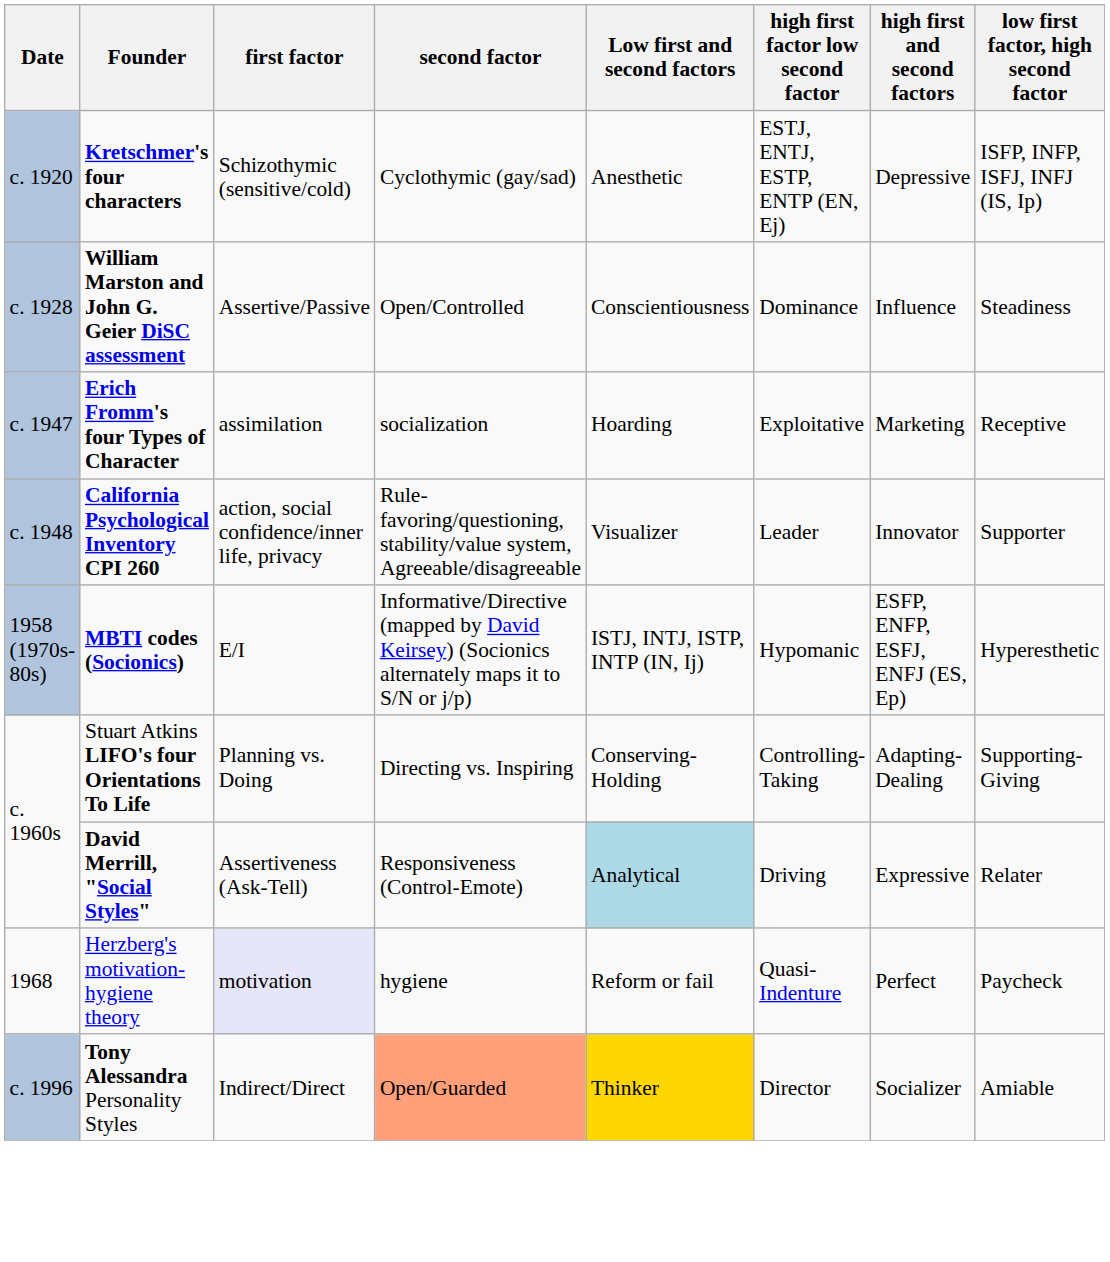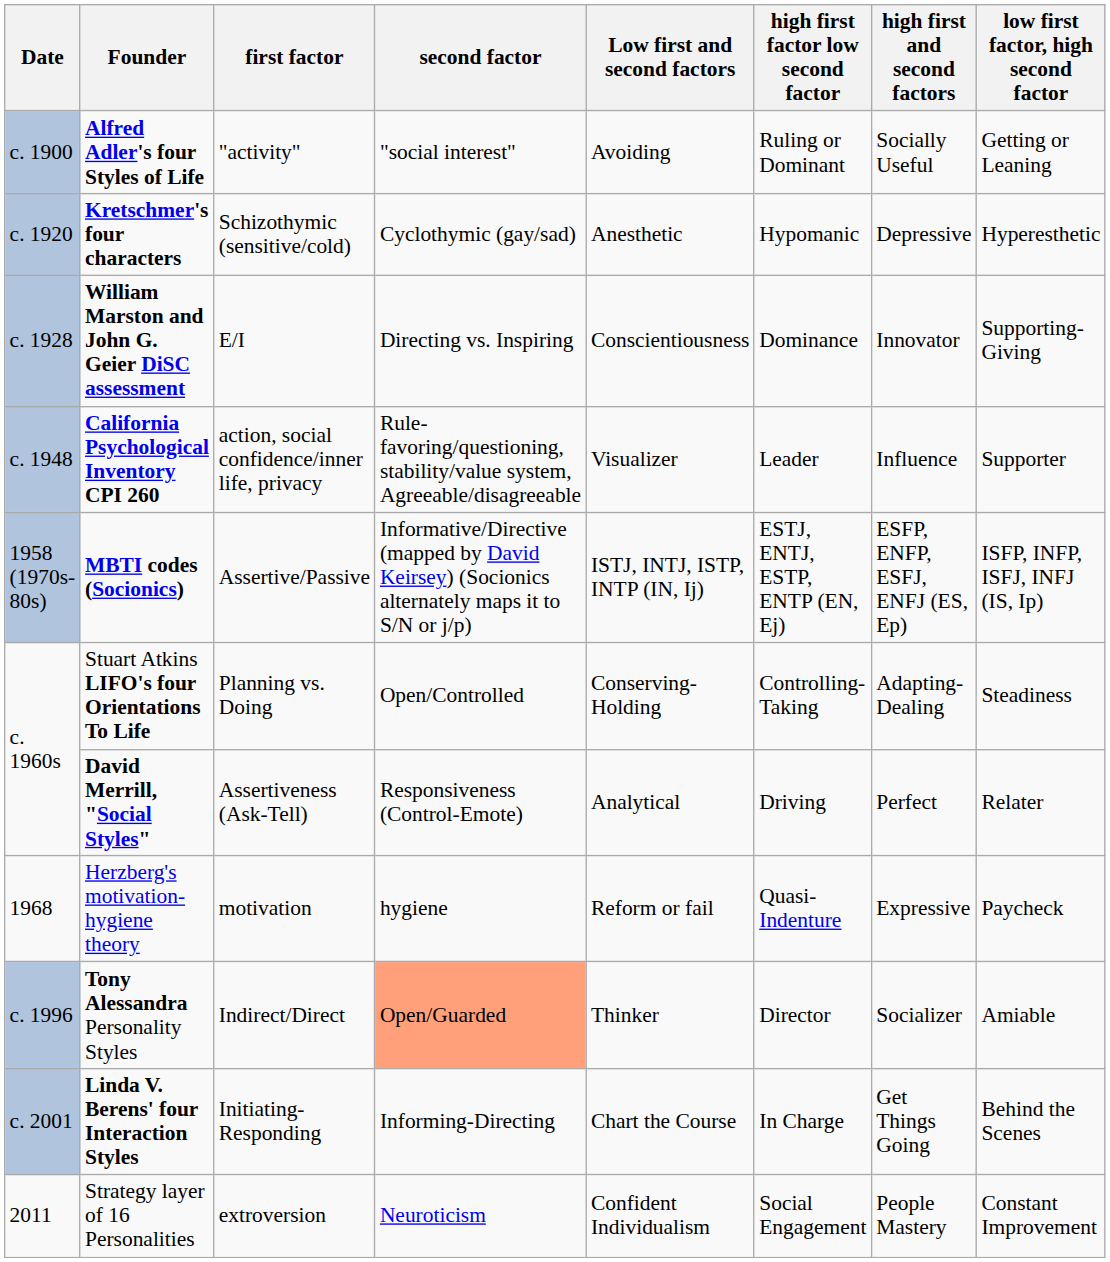+ row: (145, 151)
(809, 176) ESTJ, ENTJ, ESTP, ENTP (EN, Ej) -> (809, 234) Hypomanic
(1031, 176) ISFP, INFP, ISFJ, INFJ (IS, Ip) -> (1041, 234) Hyperesthetic
(294, 306) Assertive/Passive -> (232, 340) E/I
(452, 306) Open/Controlled -> (477, 340) Directing vs. Inspiring
(916, 306) Influence -> (918, 340) Innovator
(1026, 306) Steadiness -> (1033, 340) Supporting-Giving
- row: (145, 425)
(917, 531) Innovator -> (917, 459) Influence
(232, 649) E/I -> (294, 577) Assertive/Passive
(809, 649) Hypomanic -> (809, 577) ESTJ, ENTJ, ESTP, ENTP (EN, Ej)
(1040, 649) Hyperesthetic -> (1032, 577) ISFP, INFP, ISFJ, INFJ (IS, Ip)
(477, 768) Directing vs. Inspiring -> (452, 695) Open/Controlled
(1031, 768) Supporting-Giving -> (1027, 695) Steadiness
(636, 874) lightblue background -> (636, 802) no background
(922, 874) Expressive -> (907, 802) Perfect
(265, 980) lavender background -> (265, 908) no background
(905, 980) Perfect -> (923, 908) Expressive
(625, 1087) gold background -> (625, 1014) no background
+ row: (141, 1121)
+ row: (145, 1215)
